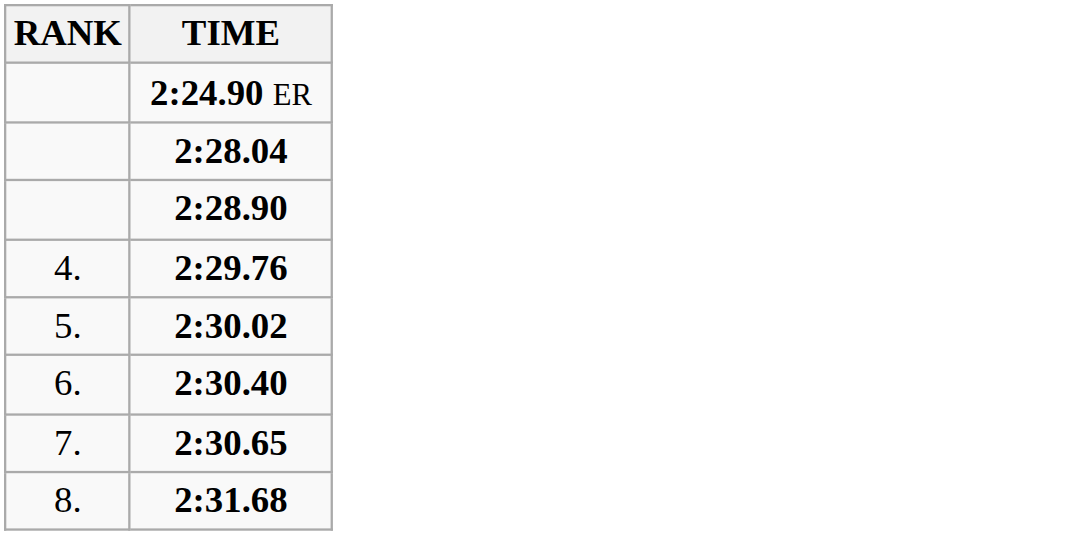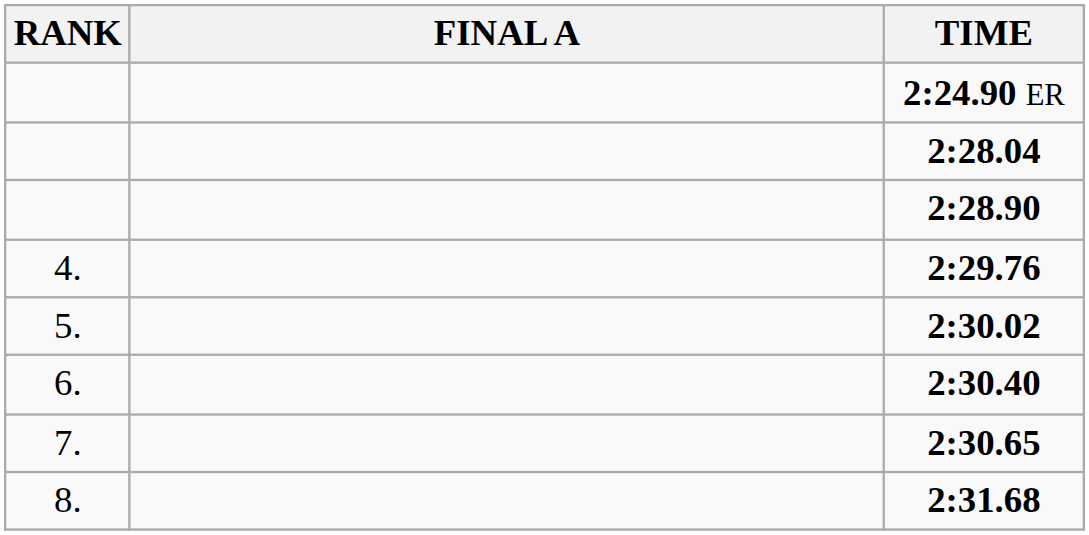+ column: (507, 33)
